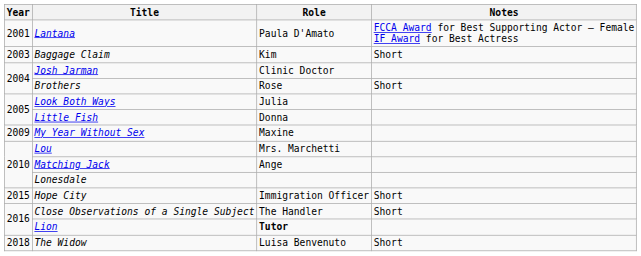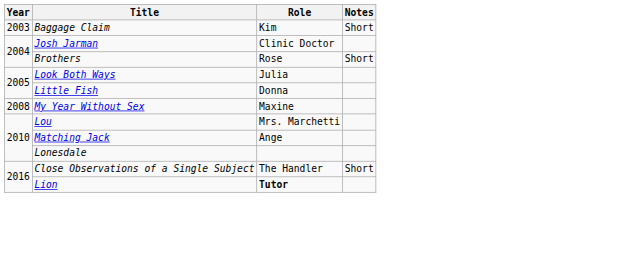- row: (55, 33)
(18, 133) 2009 -> (18, 106) 2008
- row: (60, 196)
- row: (60, 243)
